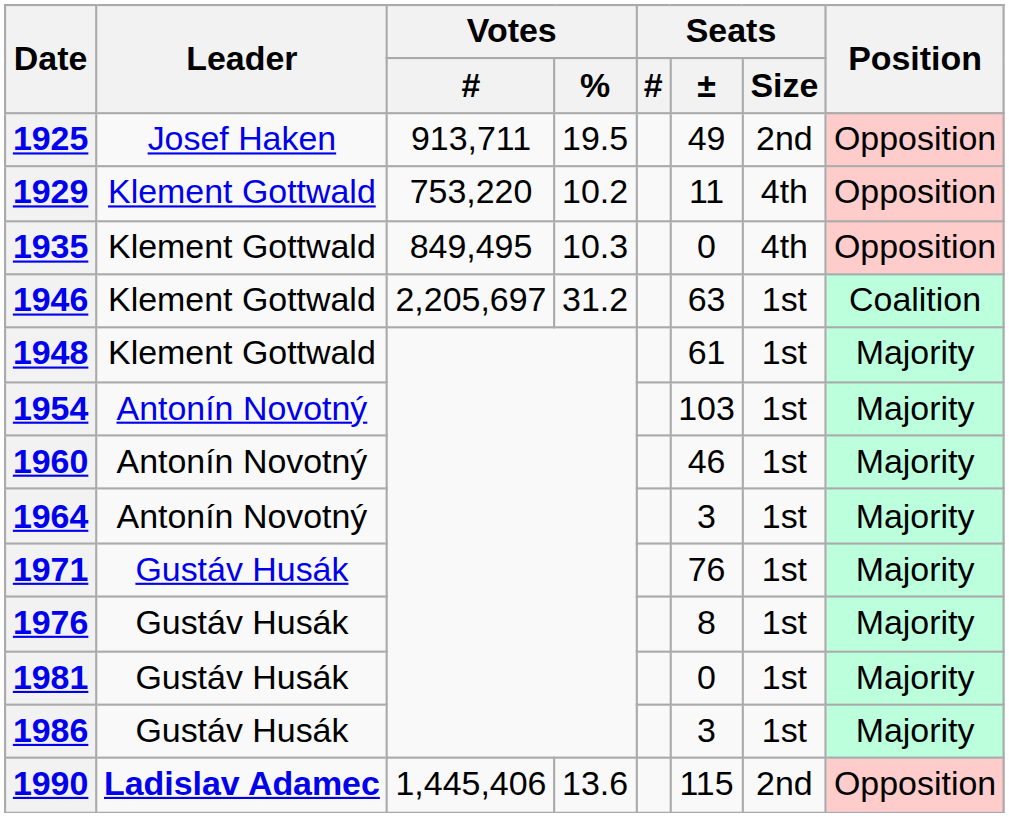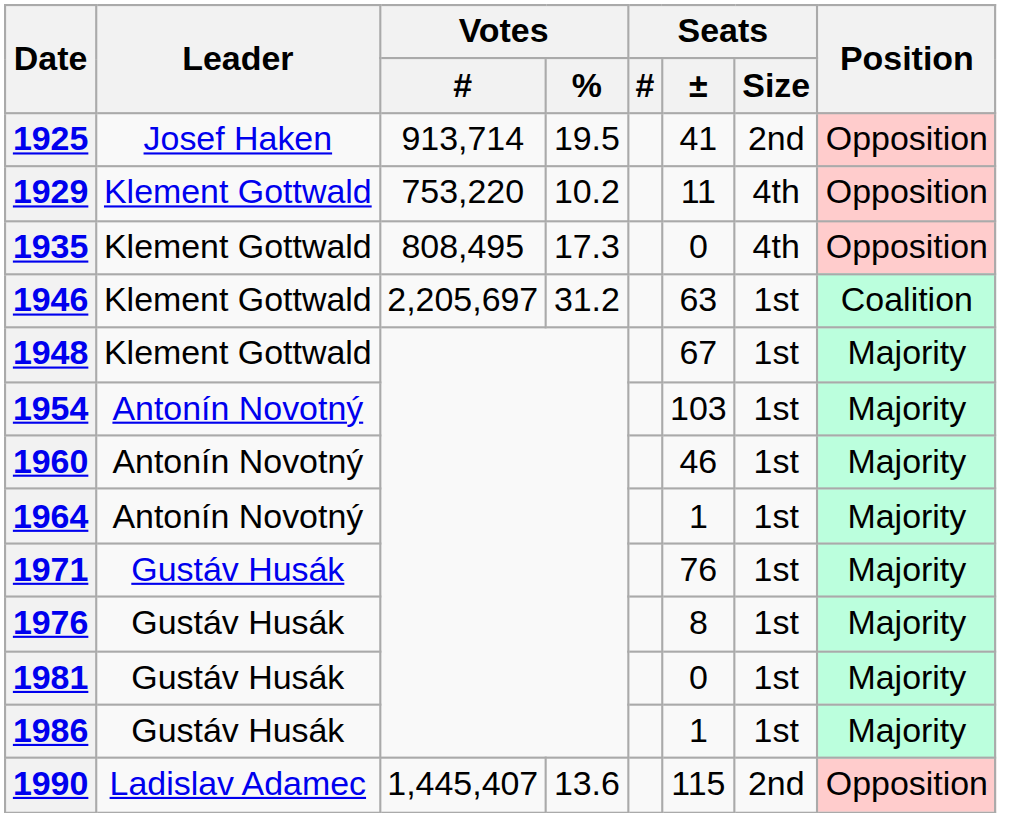(471, 138) 913,711 -> (463, 138) 913,714
(707, 138) 49 -> (698, 138) 41
(471, 246) 849,495 -> (463, 246) 808,495
(595, 246) 10.3 -> (587, 246) 17.3
(707, 354) 61 -> (698, 354) 67
(707, 515) 3 -> (698, 515) 1
(707, 730) 3 -> (698, 730) 1
(242, 784) bold -> (238, 784) normal
(471, 784) 1,445,406 -> (463, 784) 1,445,407
